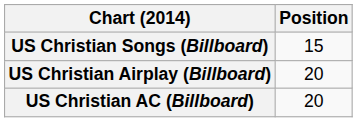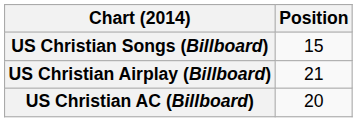(314, 74) 20 -> (314, 74) 21
